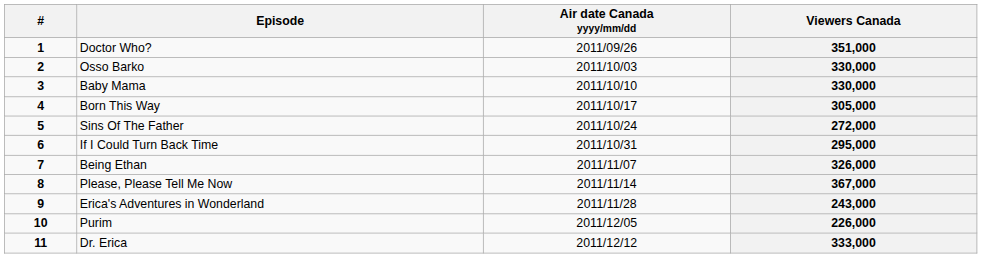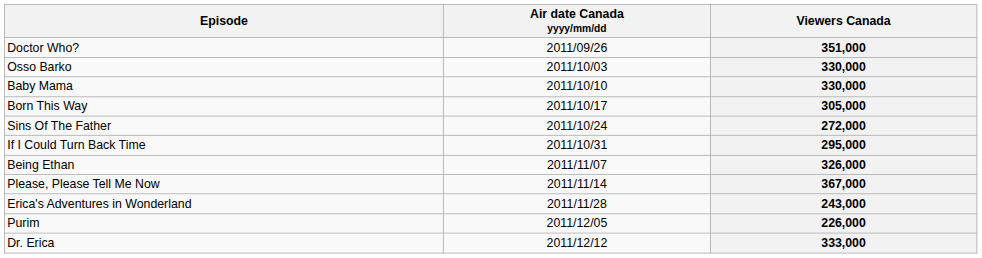- column: (41, 21)
